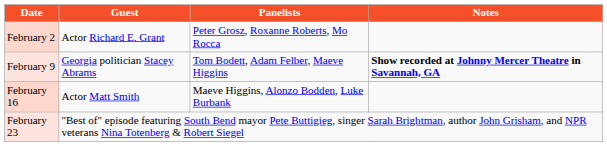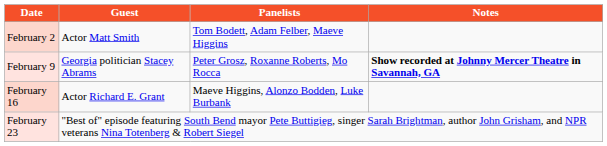(113, 36) Actor Richard E. Grant -> (100, 36) Actor Matt Smith
(270, 36) Peter Grosz, Roxanne Roberts, Mo Rocca -> (268, 36) Tom Bodett, Adam Felber, Maeve Higgins
(268, 66) Tom Bodett, Adam Felber, Maeve Higgins -> (270, 66) Peter Grosz, Roxanne Roberts, Mo Rocca
(100, 96) Actor Matt Smith -> (113, 96) Actor Richard E. Grant
